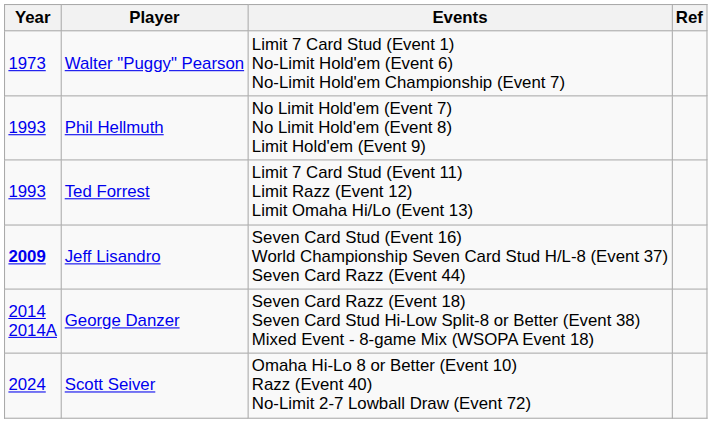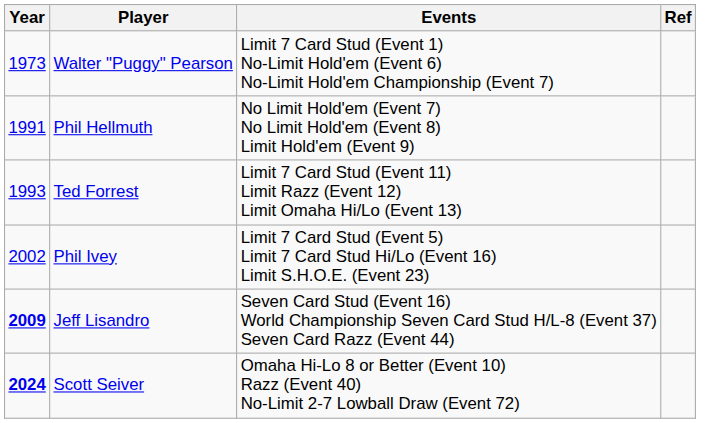(27, 127) 1993 -> (27, 127) 1991
+ row: (85, 256)
- row: (122, 321)
(27, 385) normal -> (27, 385) bold
